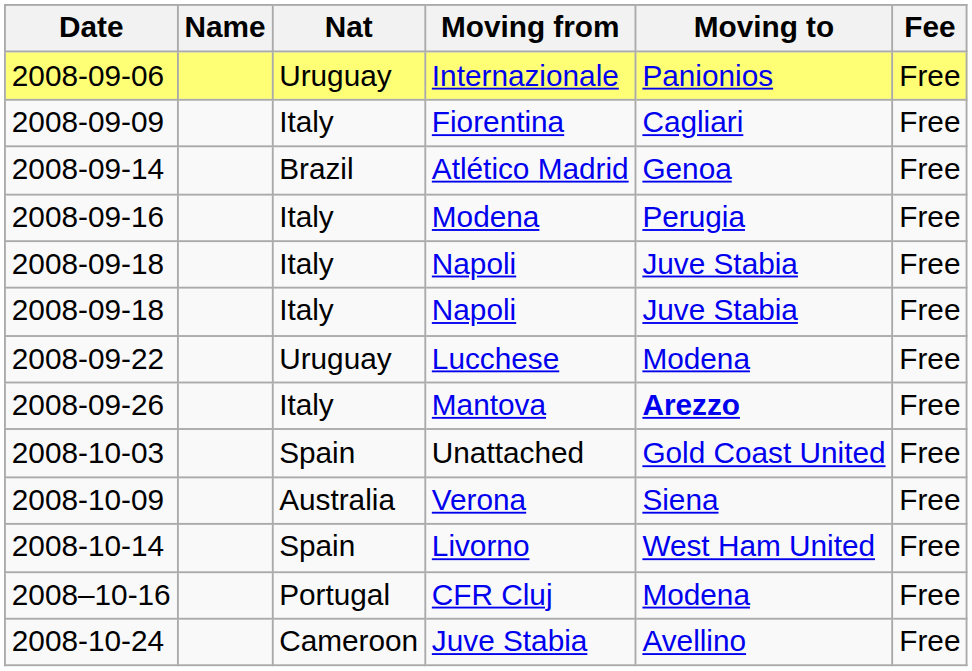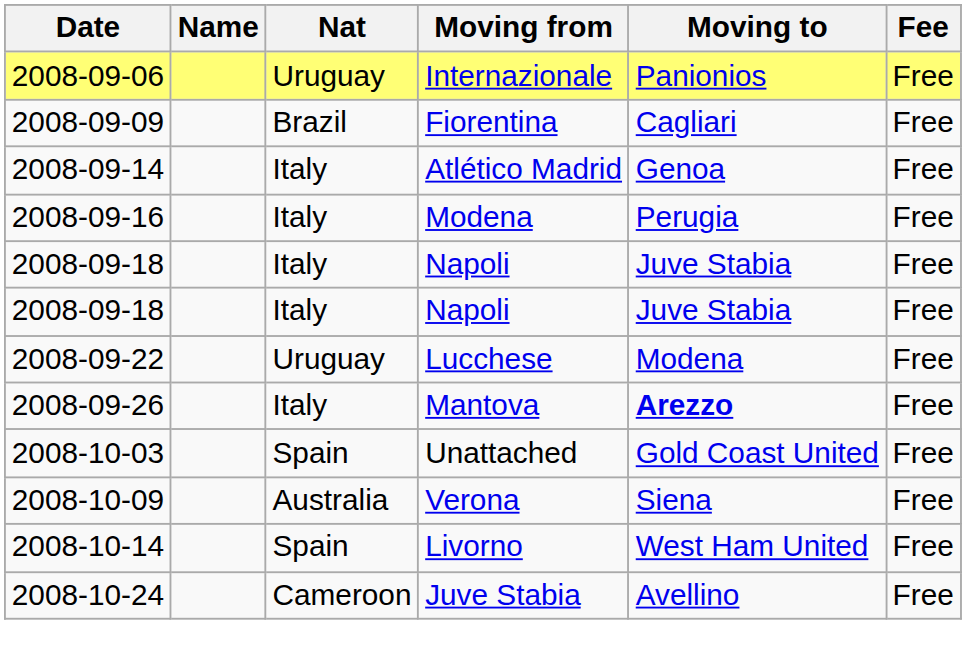(306, 122) Italy -> (310, 122) Brazil
(316, 169) Brazil -> (300, 169) Italy
- row: (91, 594)
